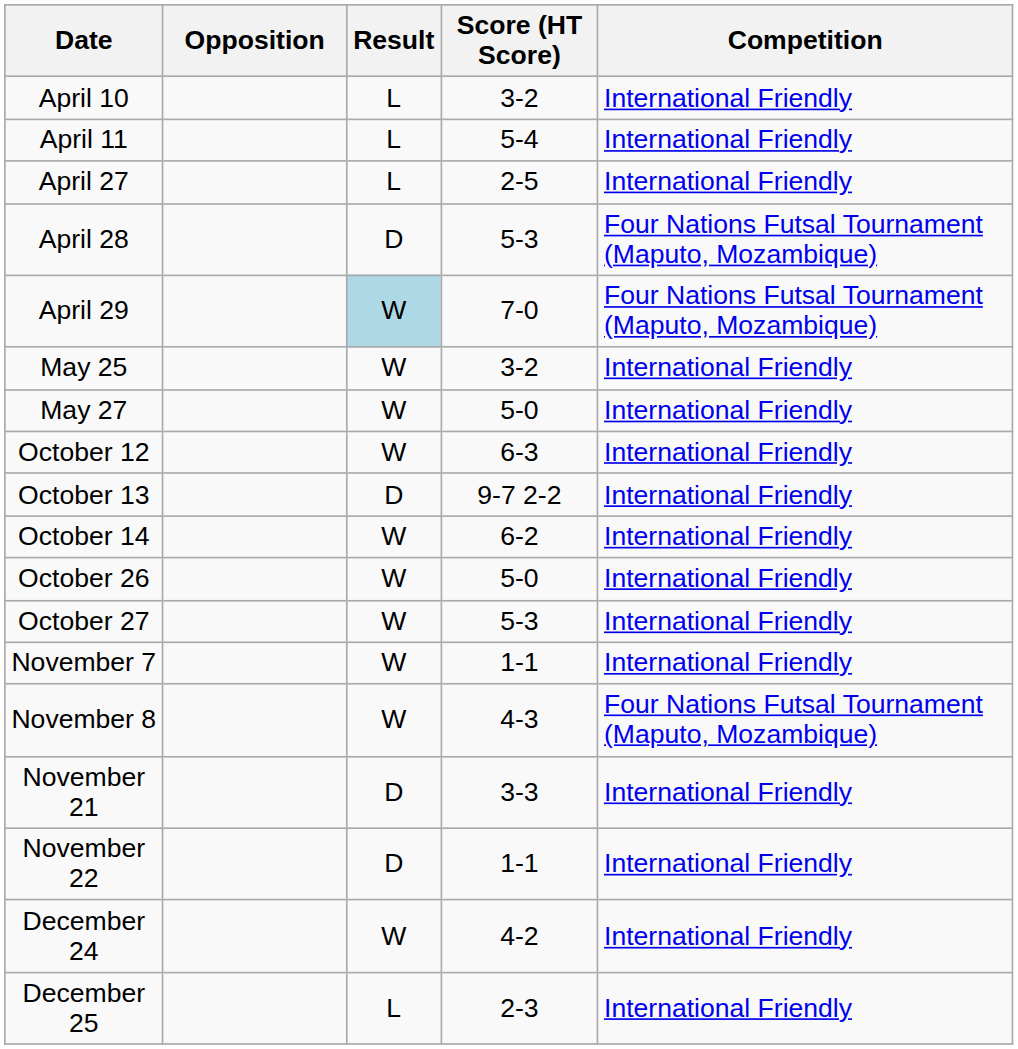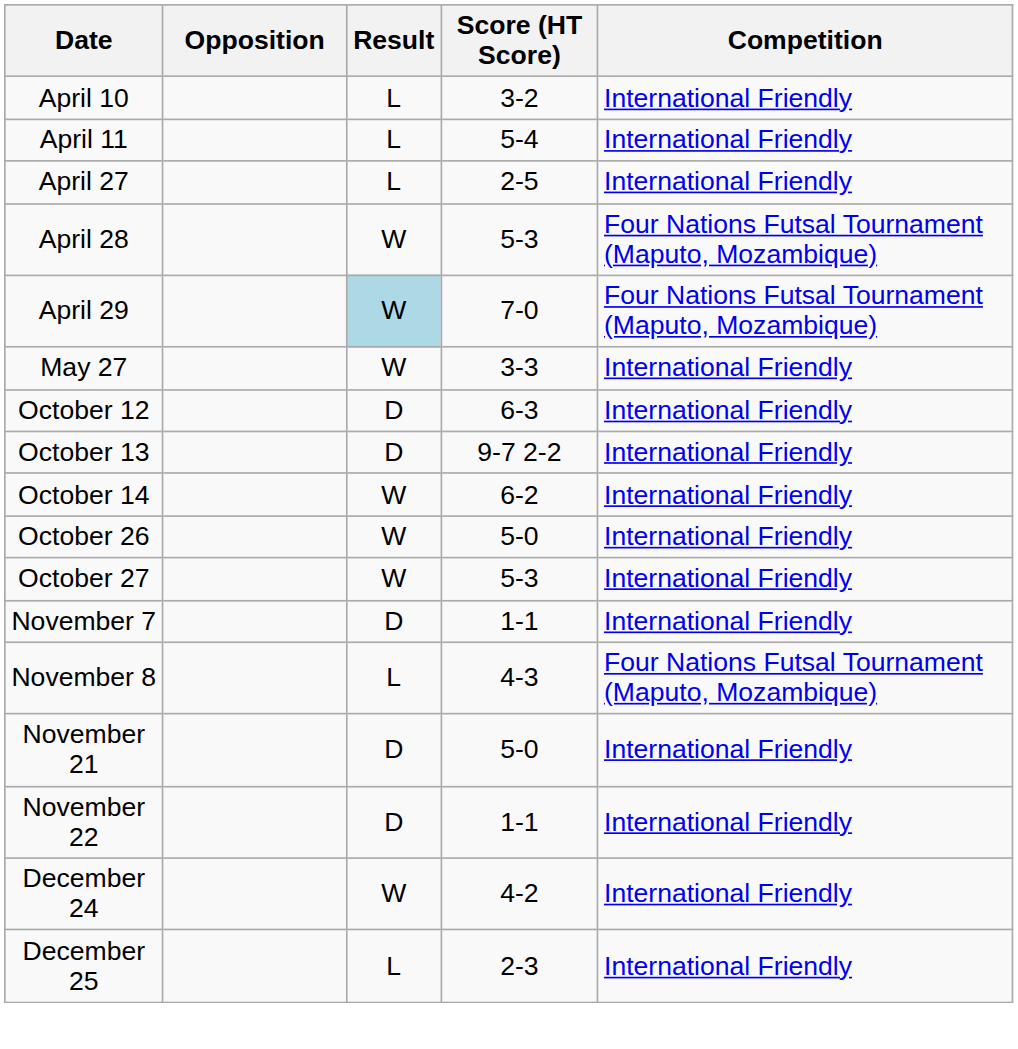(394, 238) D -> (394, 238) W
- row: (84, 367)
(519, 410) 5-0 -> (519, 367) 3-3
(394, 452) W -> (394, 410) D
(394, 662) W -> (394, 620) D
(394, 719) W -> (394, 677) L
(519, 791) 3-3 -> (519, 749) 5-0
